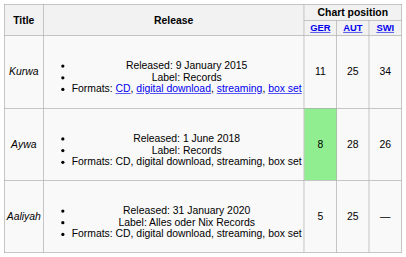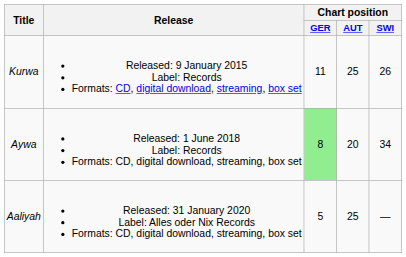(385, 71) 34 -> (385, 71) 26
(353, 144) 28 -> (353, 144) 20
(385, 144) 26 -> (385, 144) 34
